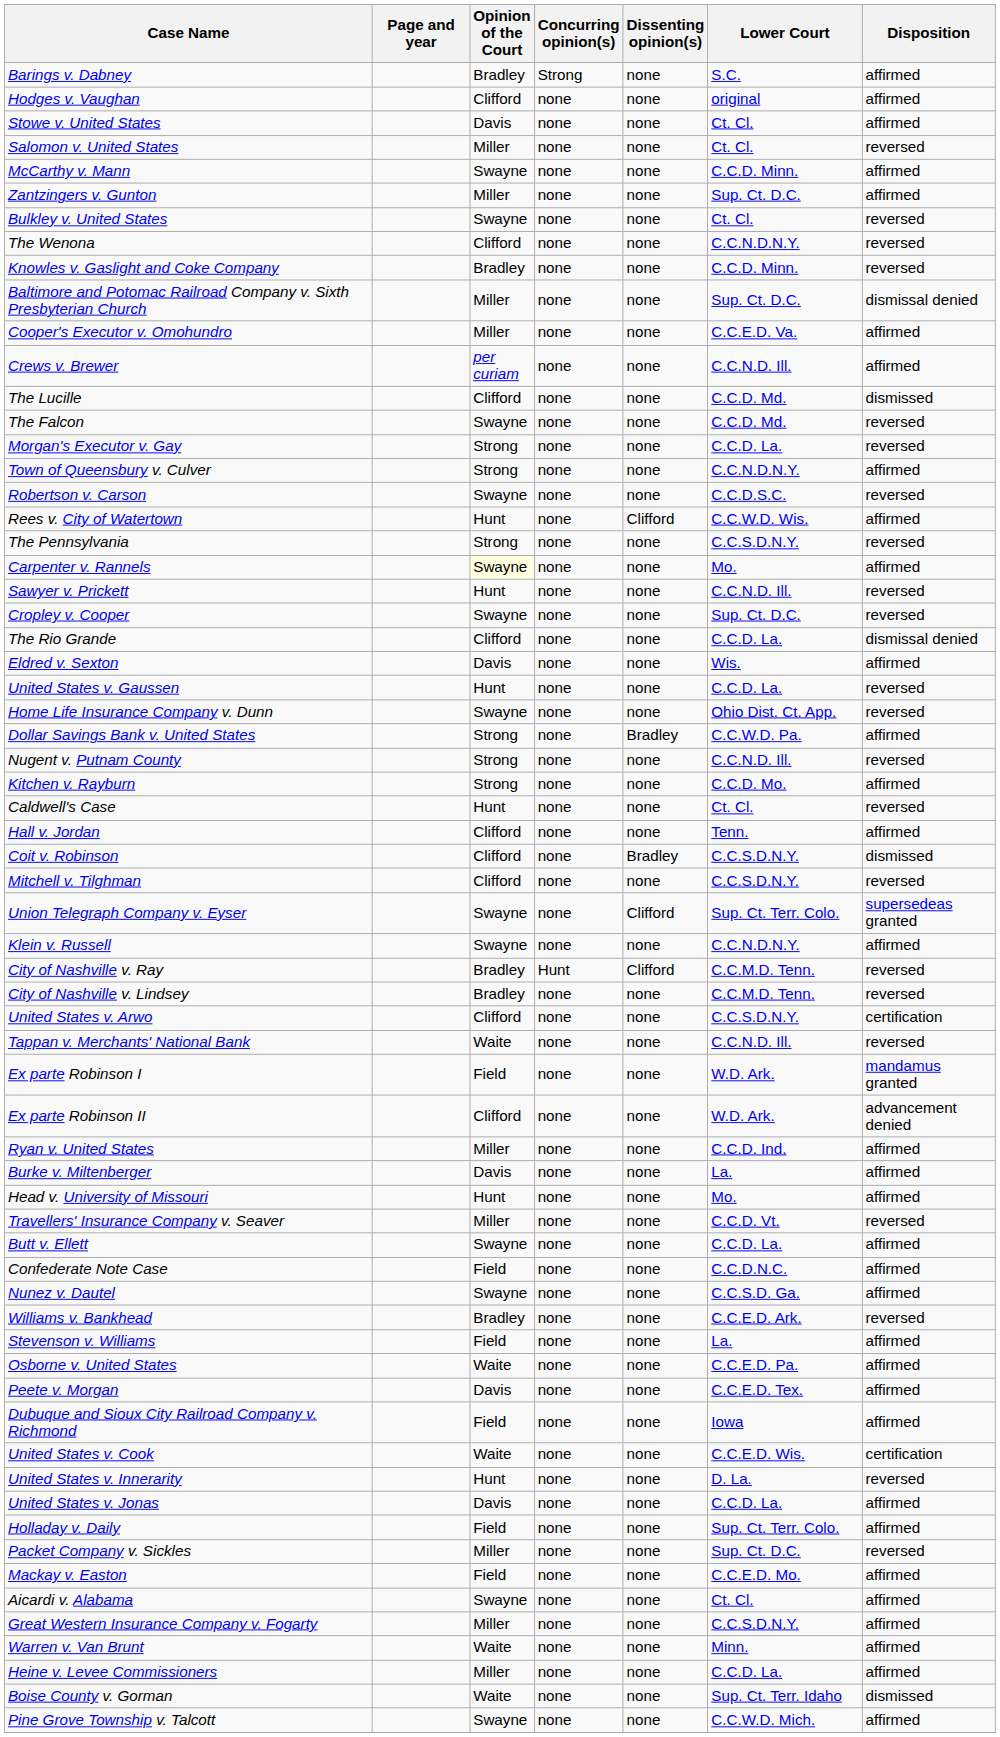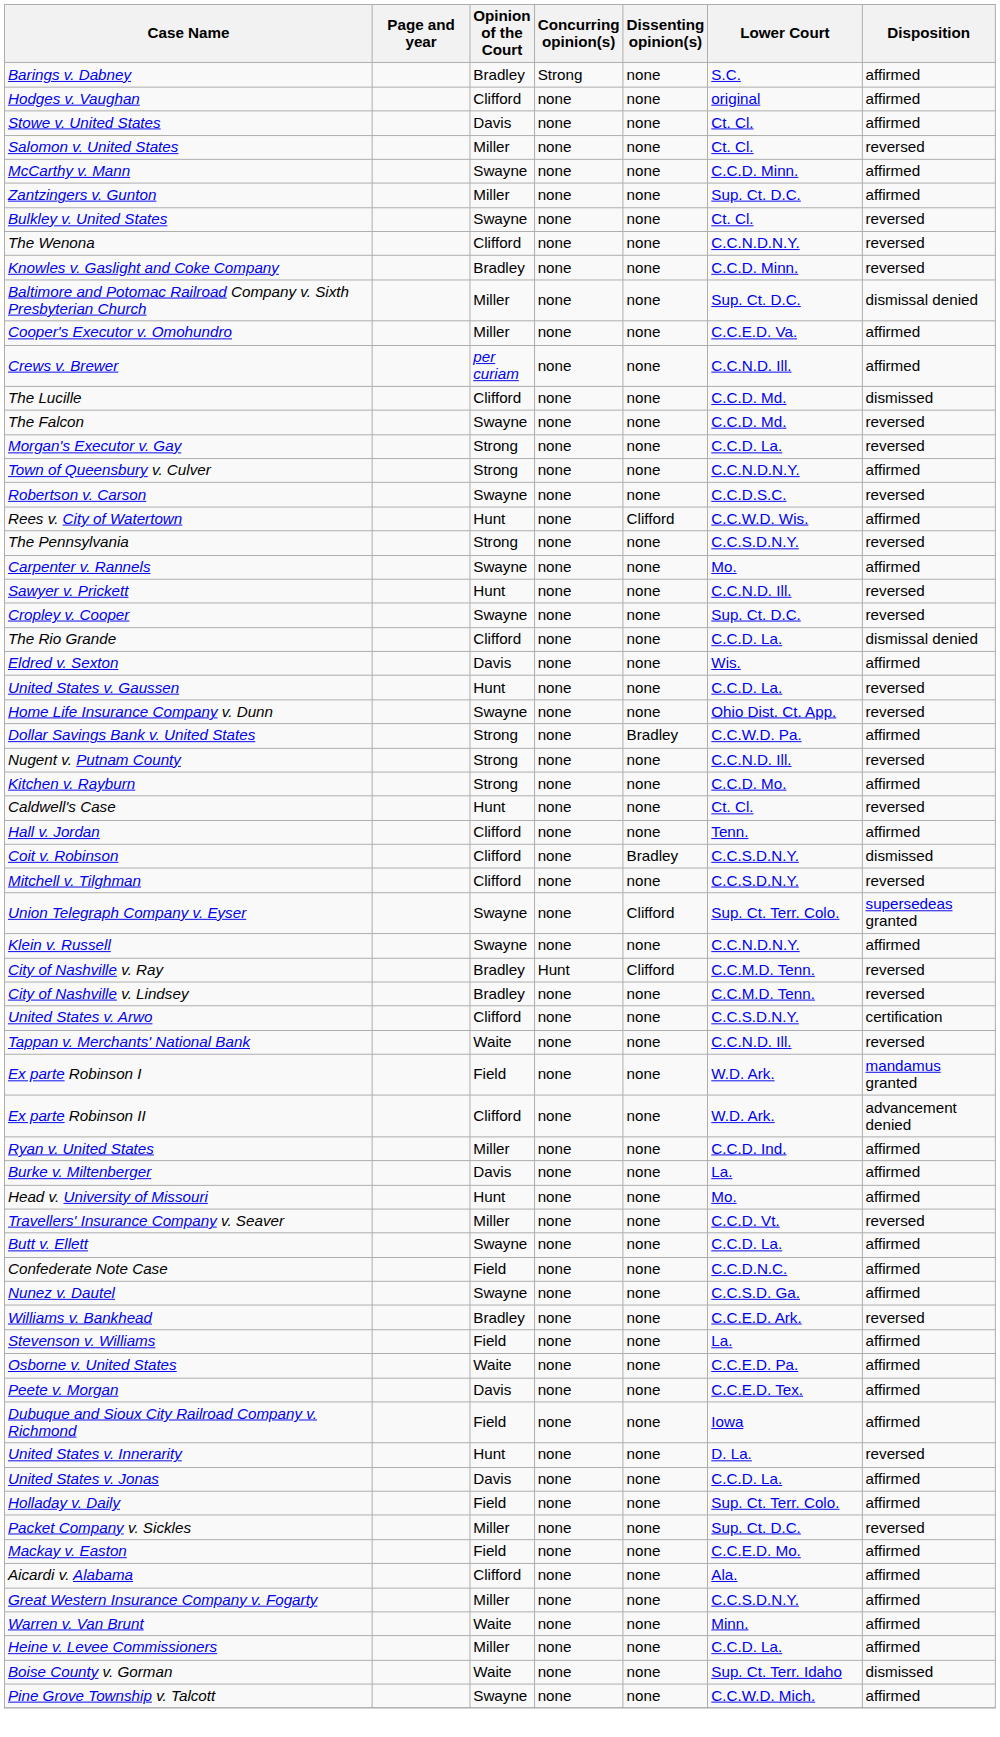(500, 567) lightyellow background -> (500, 567) no background
- row: (81, 1455)
(500, 1599) Swayne -> (497, 1575) Clifford
(732, 1599) Ct. Cl. -> (724, 1575) Ala.
